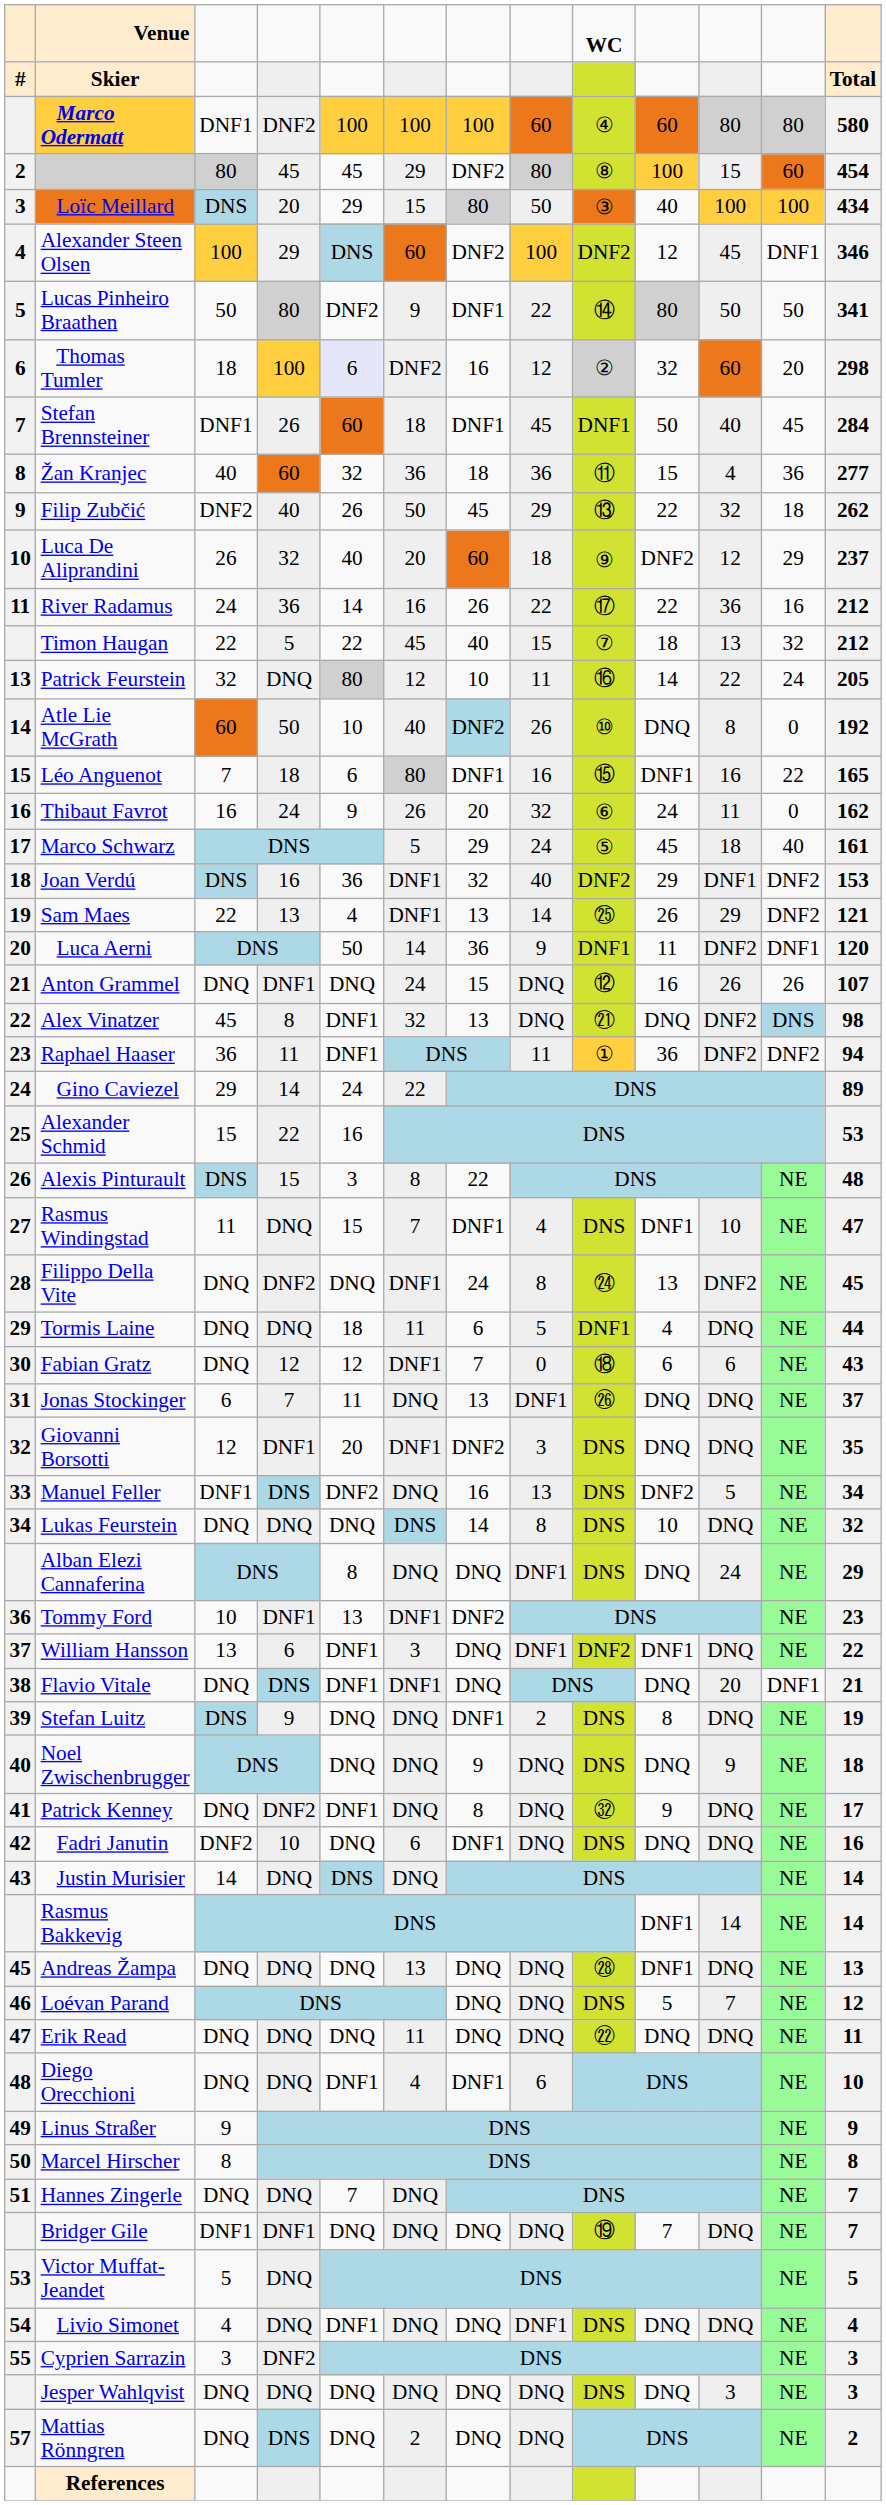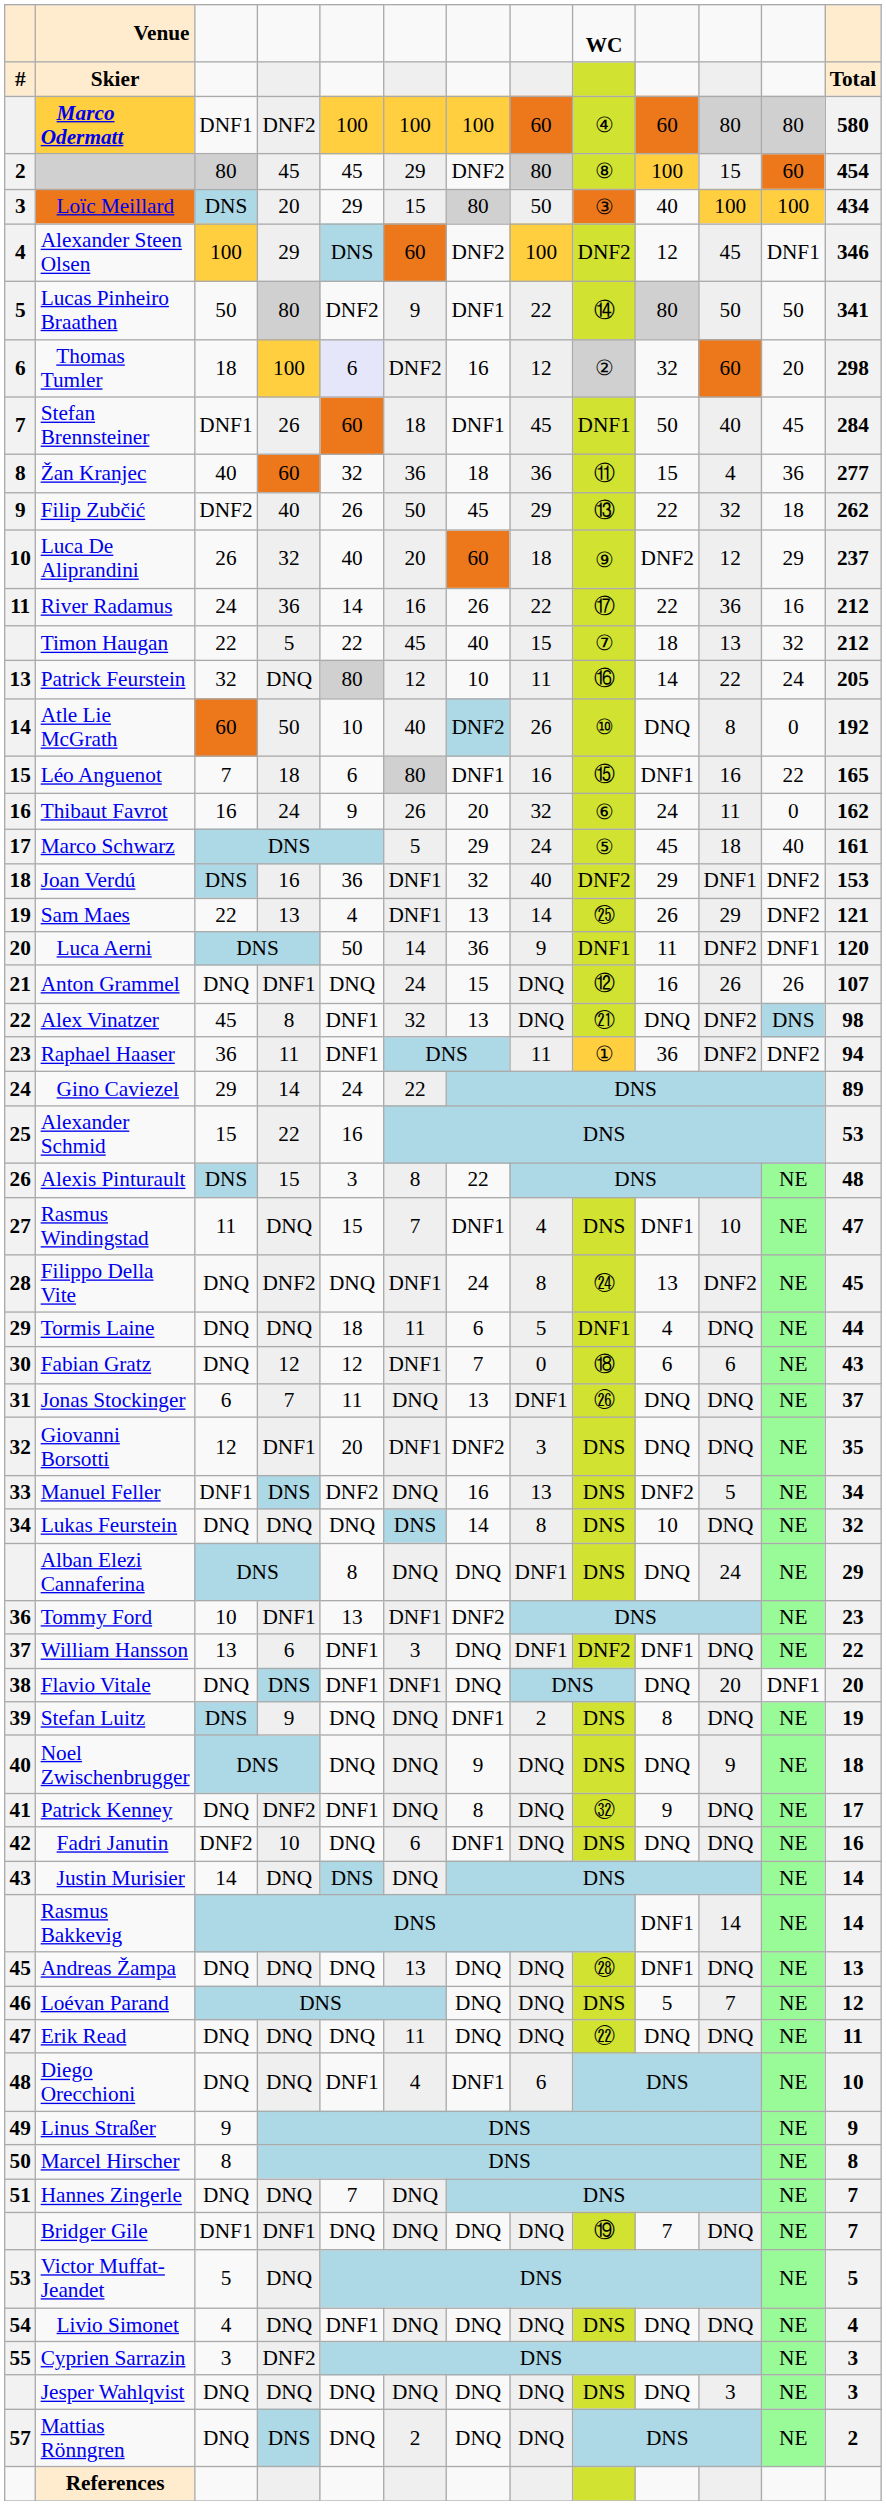(853, 1684) 21 -> (853, 1684) 20
(541, 2324) DNF1 -> (541, 2324) DNQ
